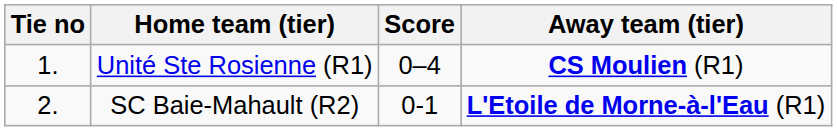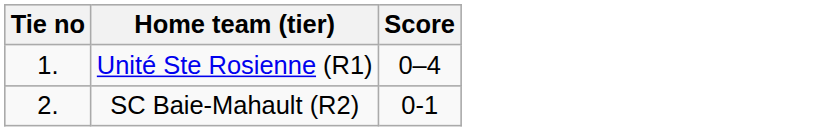- column: (646, 24)
